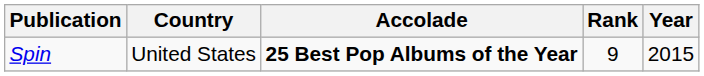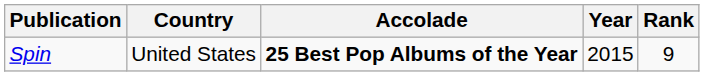columns swapped: (671, 20) <-> (613, 20)
